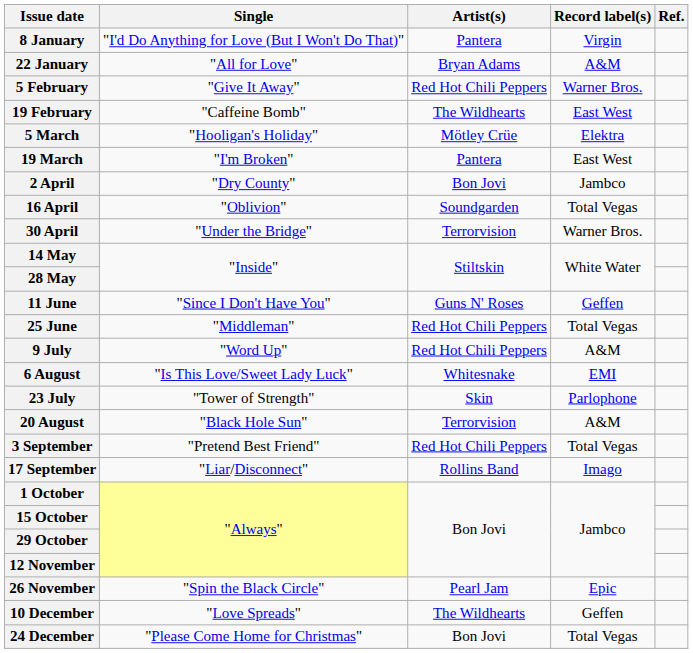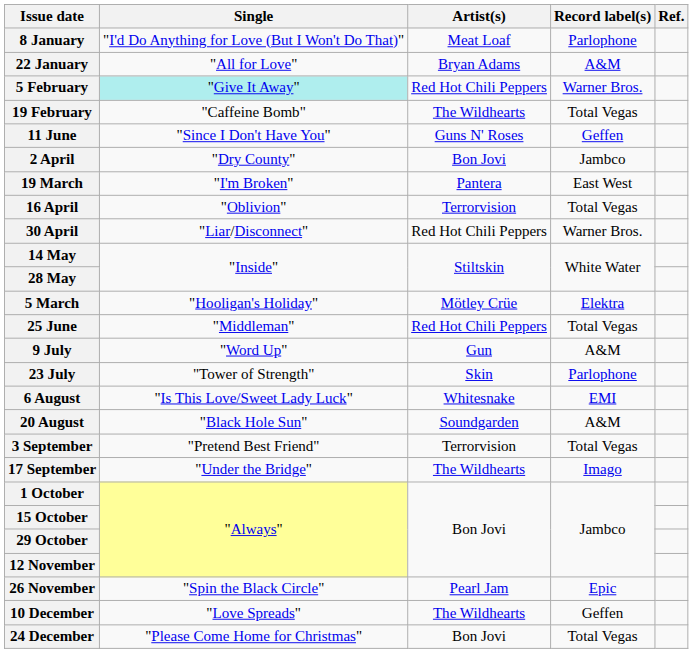(479, 40) Pantera -> (479, 40) Meat Loaf
(603, 40) Virgin -> (603, 40) Parlophone
(254, 87) no background -> (254, 87) paleturquoise background
(603, 111) East West -> (603, 111) Total Vegas
rows swapped: (52, 135) <-> (52, 302)
rows swapped: (52, 159) <-> (52, 183)
(479, 207) Soundgarden -> (479, 207) Terrorvision
(254, 231) "Under the Bridge" -> (254, 231) "Liar/Disconnect"
(479, 231) Terrorvision -> (479, 231) Red Hot Chili Peppers
(479, 350) Red Hot Chili Peppers -> (479, 350) Gun
rows swapped: (52, 398) <-> (52, 374)
(479, 421) Terrorvision -> (479, 421) Soundgarden
(479, 445) Red Hot Chili Peppers -> (479, 445) Terrorvision
(254, 469) "Liar/Disconnect" -> (254, 469) "Under the Bridge"
(479, 469) Rollins Band -> (479, 469) The Wildhearts
